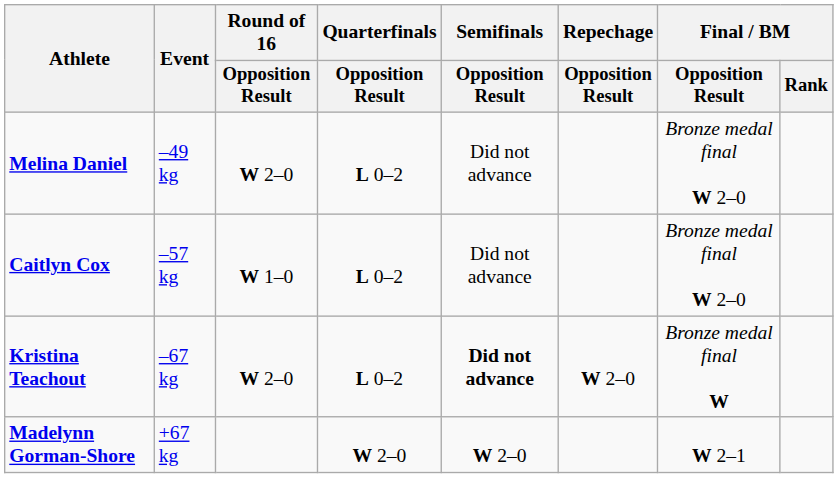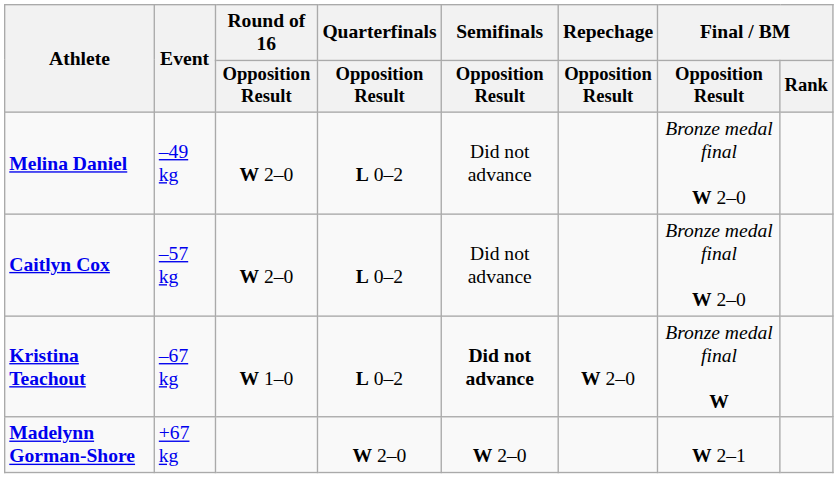(266, 276) W 1–0 -> (266, 276) W 2–0
(266, 378) W 2–0 -> (266, 378) W 1–0
